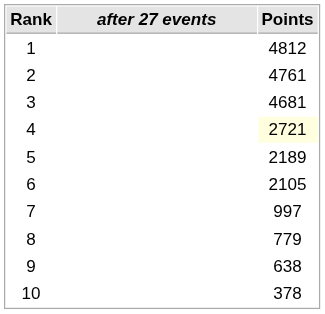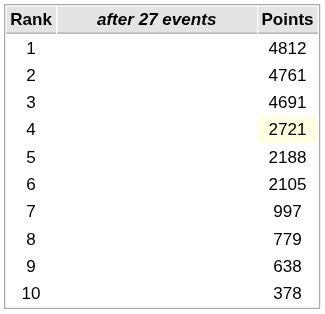(287, 103) 4681 -> (287, 103) 4691
(287, 157) 2189 -> (287, 157) 2188
